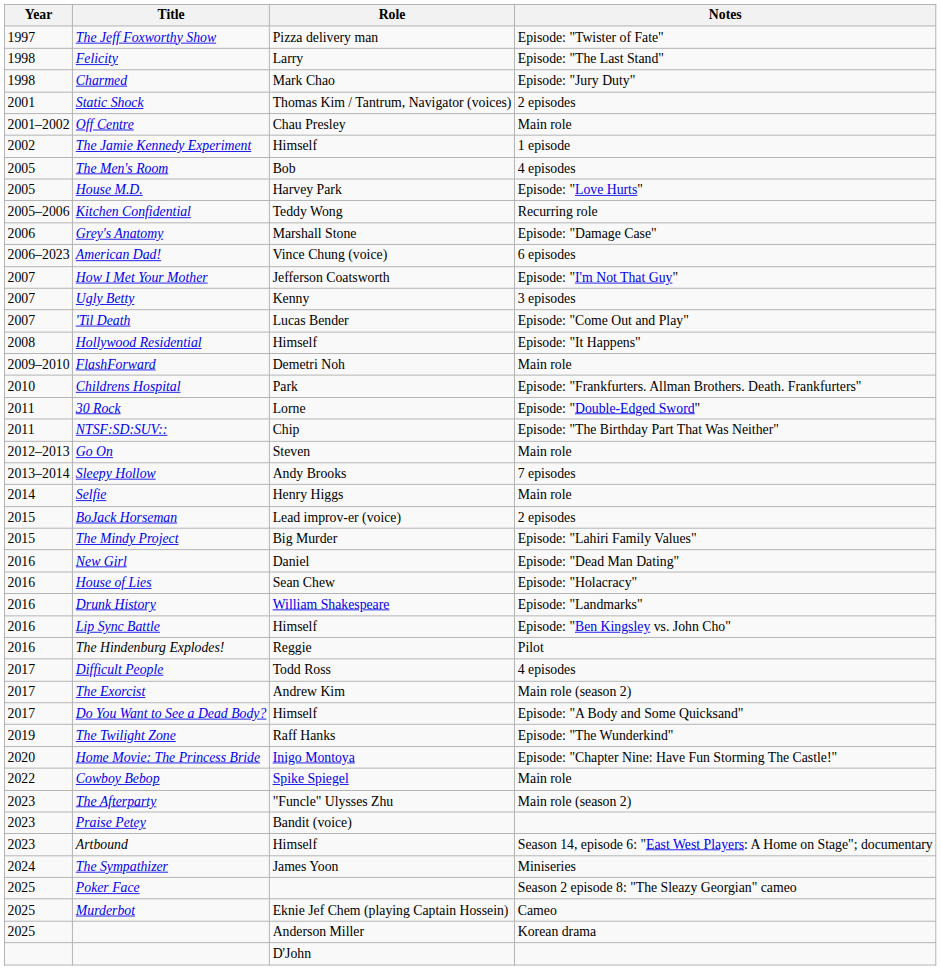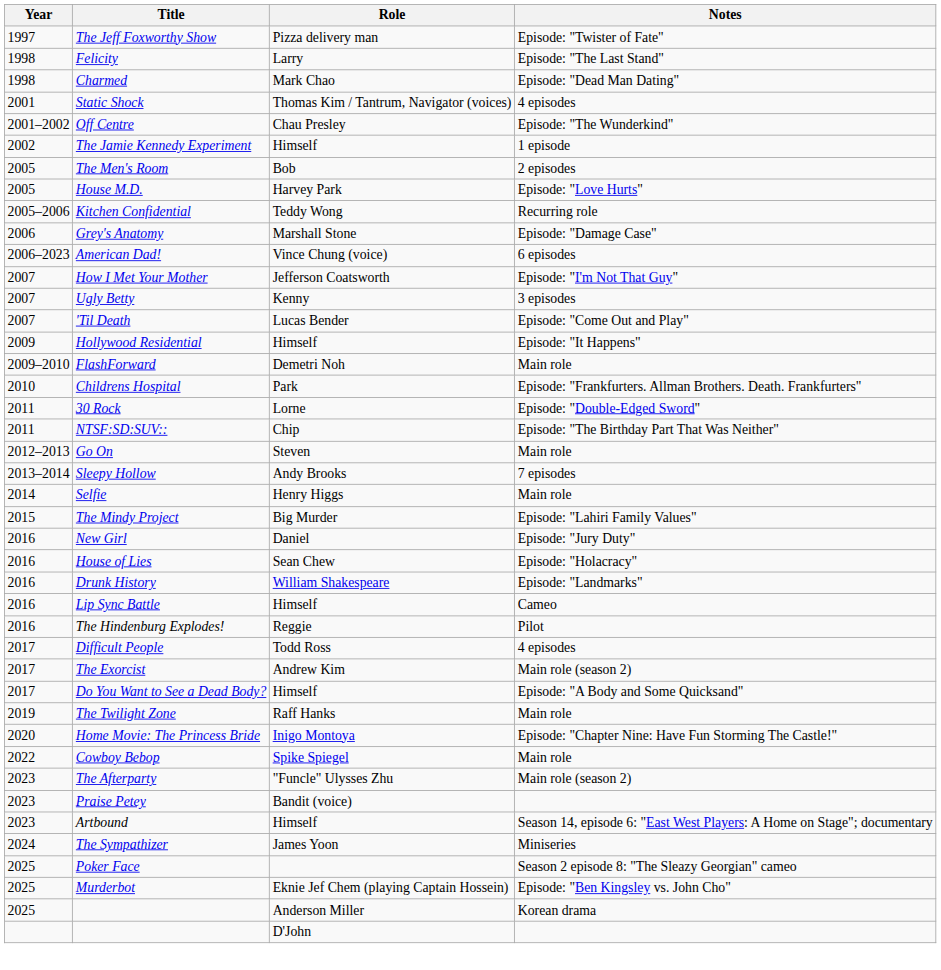(577, 80) Episode: "Jury Duty" -> (598, 80) Episode: "Dead Man Dating"
(547, 102) 2 episodes -> (547, 102) 4 episodes
(545, 124) Main role -> (596, 124) Episode: "The Wunderkind"
(547, 168) 4 episodes -> (547, 168) 2 episodes
(21, 342) 2008 -> (21, 342) 2009
- row: (126, 517)
(598, 560) Episode: "Dead Man Dating" -> (577, 539) Episode: "Jury Duty"
(624, 626) Episode: "Ben Kingsley vs. John Cho" -> (537, 604) Cameo
(596, 735) Episode: "The Wunderkind" -> (545, 713) Main role
(537, 910) Cameo -> (624, 888) Episode: "Ben Kingsley vs. John Cho"
